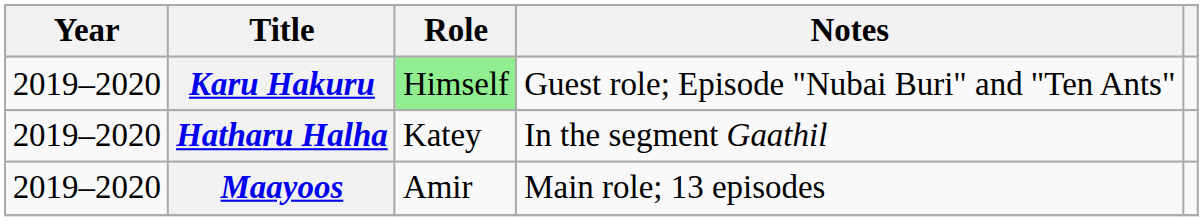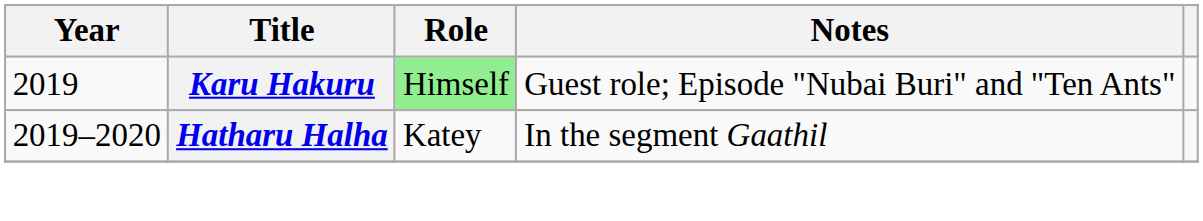(87, 82) 2019–2020 -> (46, 82) 2019
- row: (282, 187)
